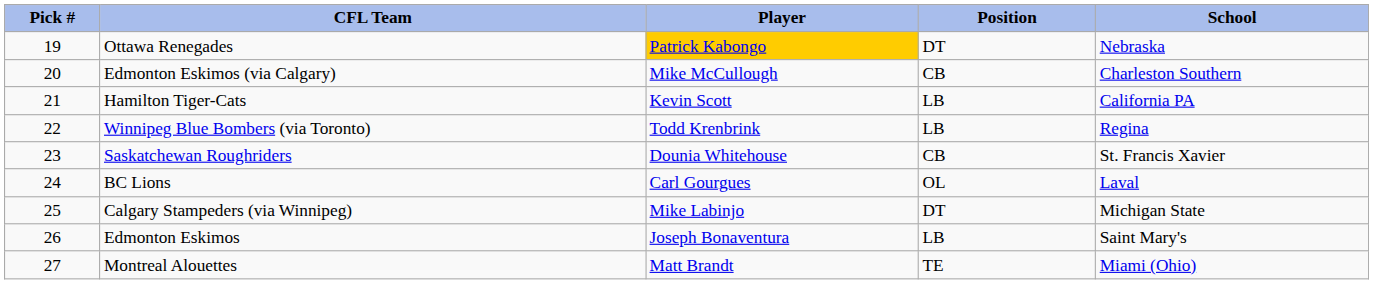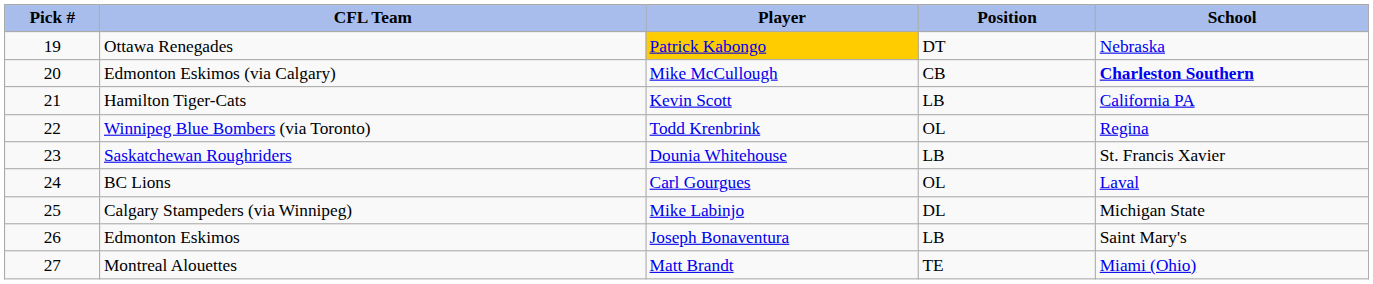(1171, 73) normal -> (1177, 73) bold
(933, 127) LB -> (934, 127) OL
(934, 155) CB -> (933, 155) LB
(934, 210) DT -> (934, 210) DL
